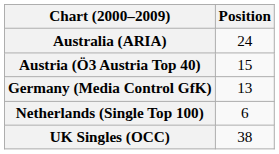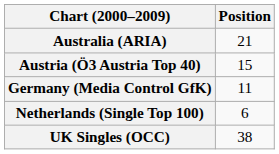(245, 40) 24 -> (245, 40) 21
(245, 88) 13 -> (245, 88) 11
